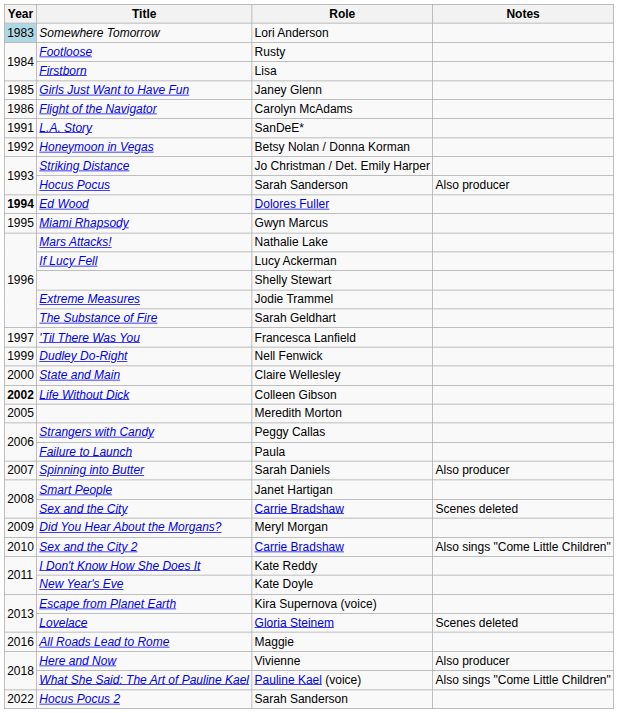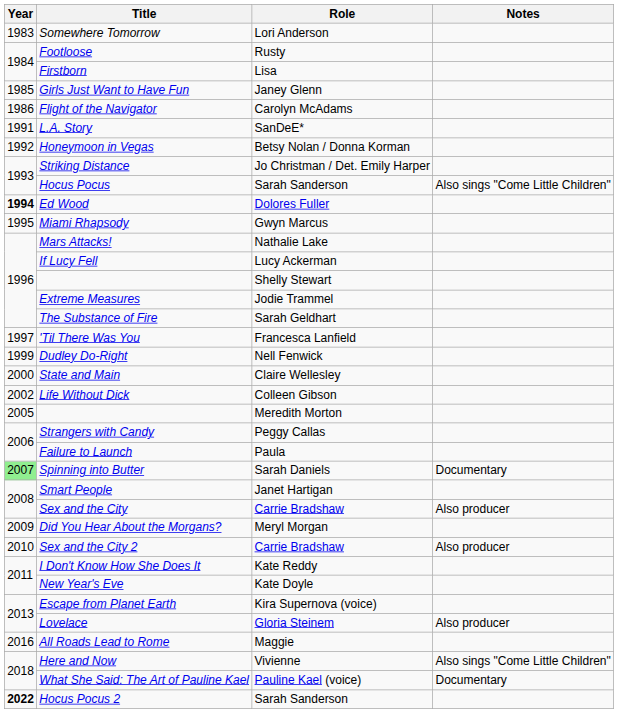(20, 33) lightblue background -> (20, 33) no background
(473, 185) Also producer -> (523, 185) Also sings "Come Little Children"
(20, 394) bold -> (20, 394) normal
(20, 470) no background -> (20, 470) lightgreen background
(473, 470) Also producer -> (471, 470) Documentary
(477, 508) Scenes deleted -> (473, 508) Also producer
(523, 546) Also sings "Come Little Children" -> (473, 546) Also producer
(477, 623) Scenes deleted -> (473, 623) Also producer
(473, 661) Also producer -> (523, 661) Also sings "Come Little Children"
(523, 680) Also sings "Come Little Children" -> (471, 680) Documentary
(20, 699) normal -> (20, 699) bold
